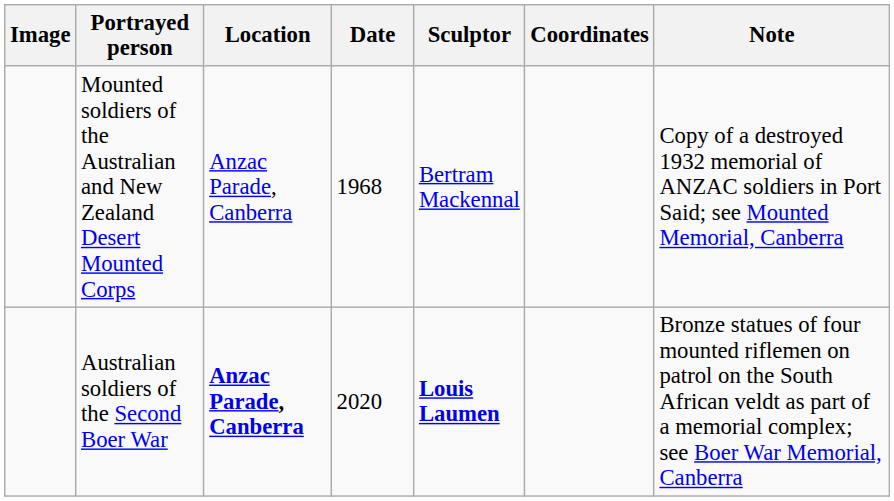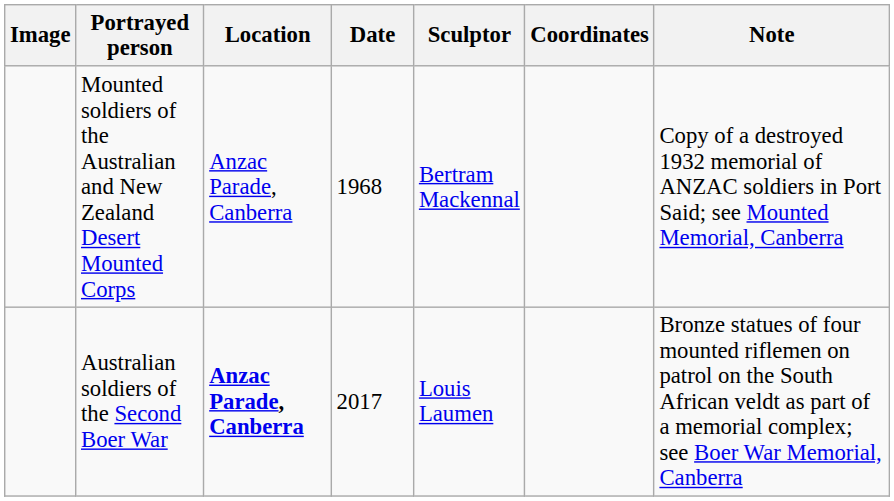(359, 401) 2020 -> (359, 401) 2017
(459, 401) bold -> (456, 401) normal
